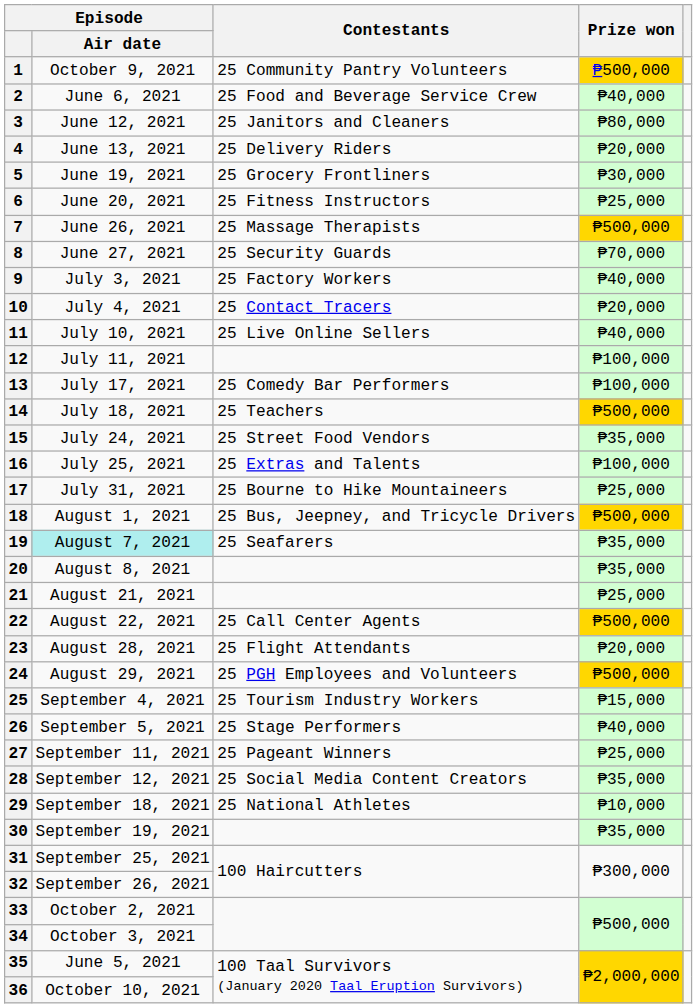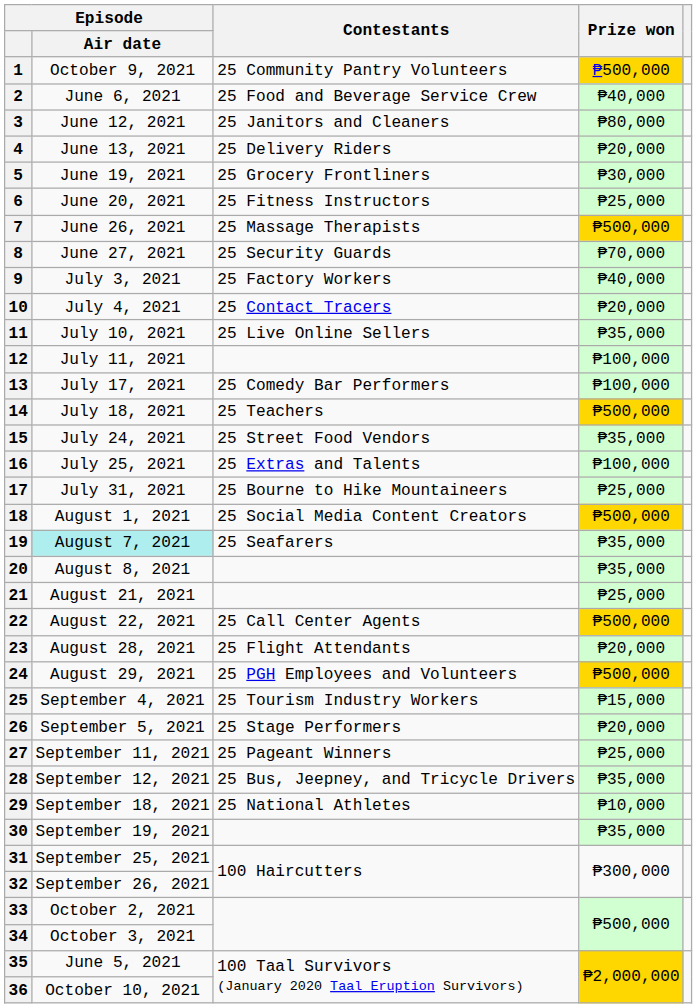(631, 333) ₱40,000 -> (631, 333) ₱35,000
(396, 517) 25 Bus, Jeepney, and Tricycle Drivers -> (372, 517) 25 Social Media Content Creators
(631, 727) ₱40,000 -> (631, 727) ₱20,000
(372, 780) 25 Social Media Content Creators -> (396, 780) 25 Bus, Jeepney, and Tricycle Drivers
